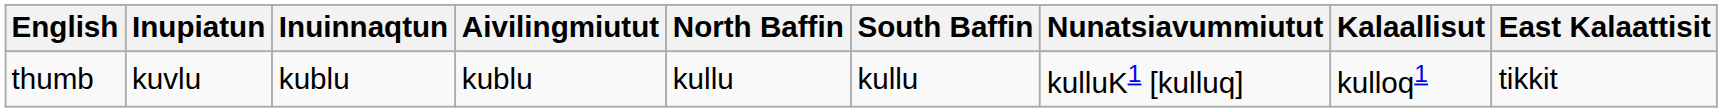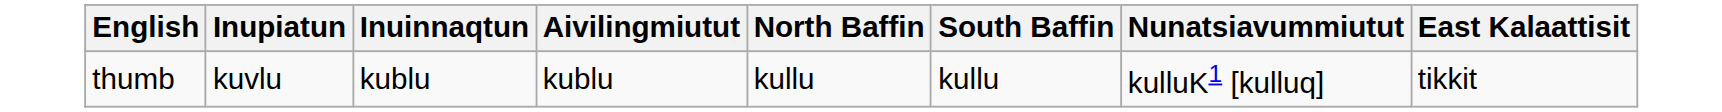- column: (1411, 27)
